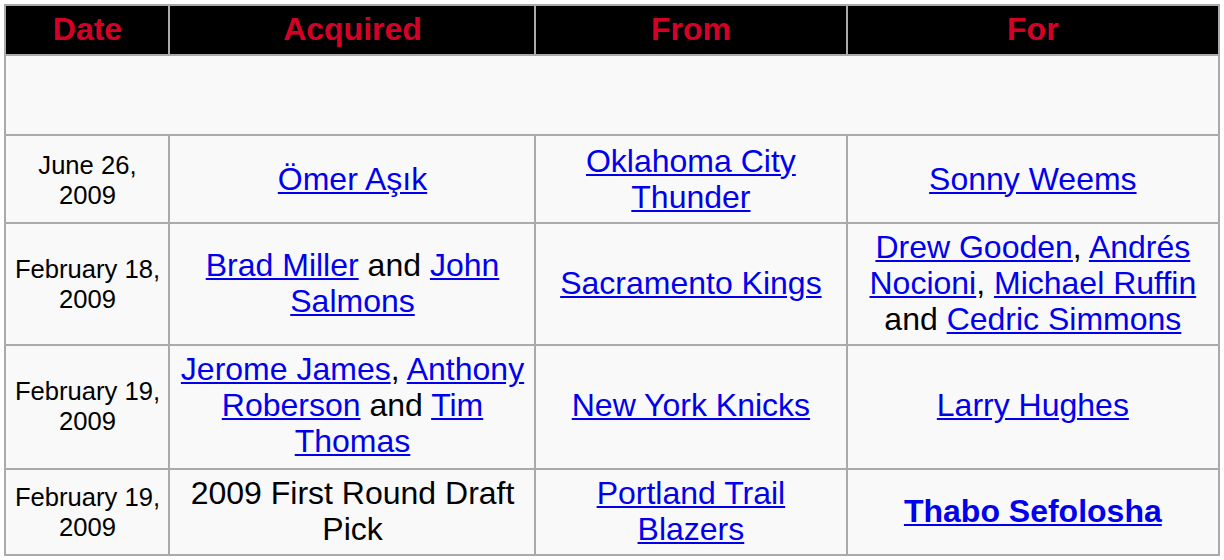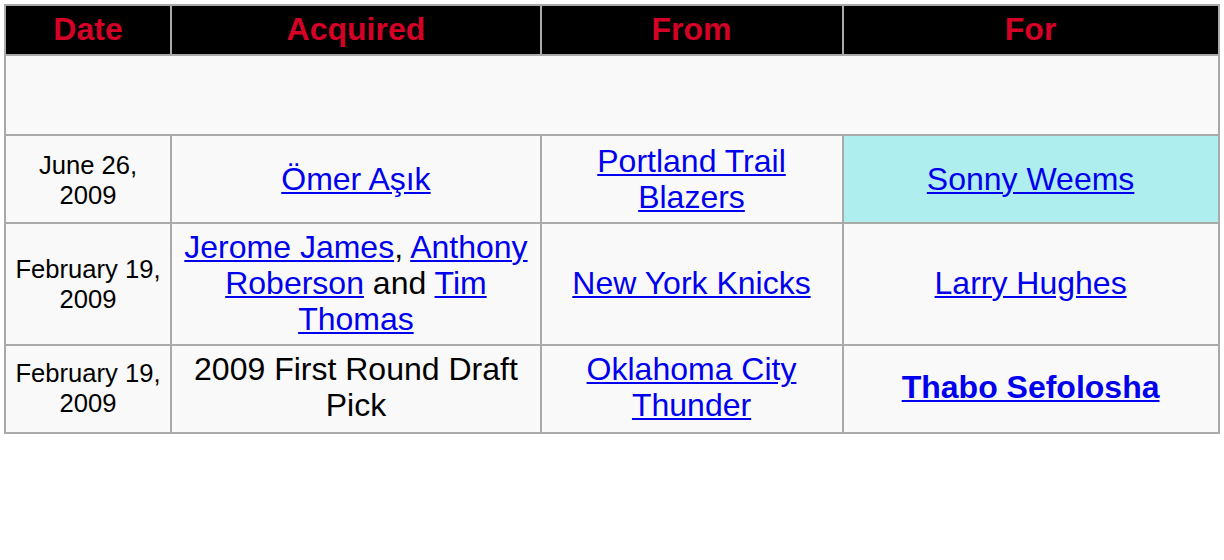(691, 178) Oklahoma City Thunder -> (692, 178) Portland Trail Blazers
(1033, 178) no background -> (1031, 178) paleturquoise background
- row: (353, 283)
(691, 510) Portland Trail Blazers -> (692, 388) Oklahoma City Thunder
